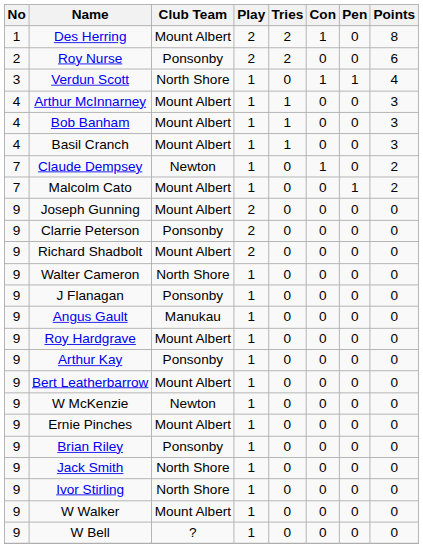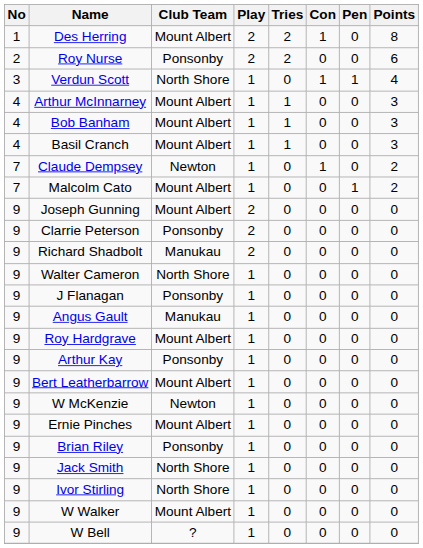(193, 252) Mount Albert -> (193, 252) Manukau
